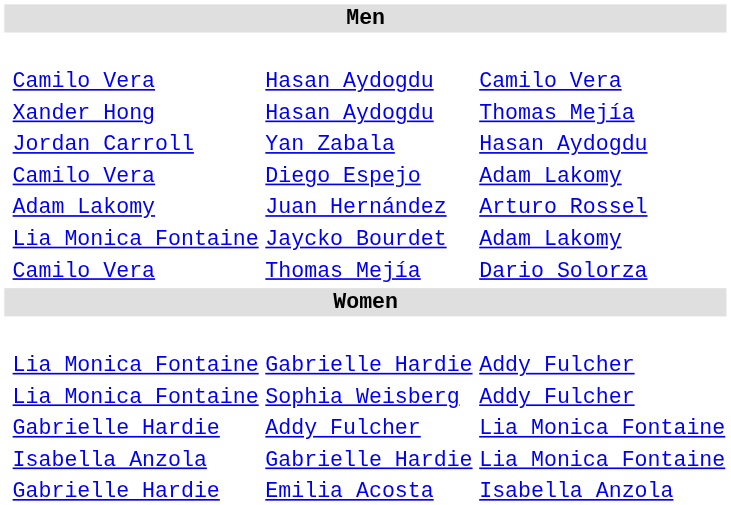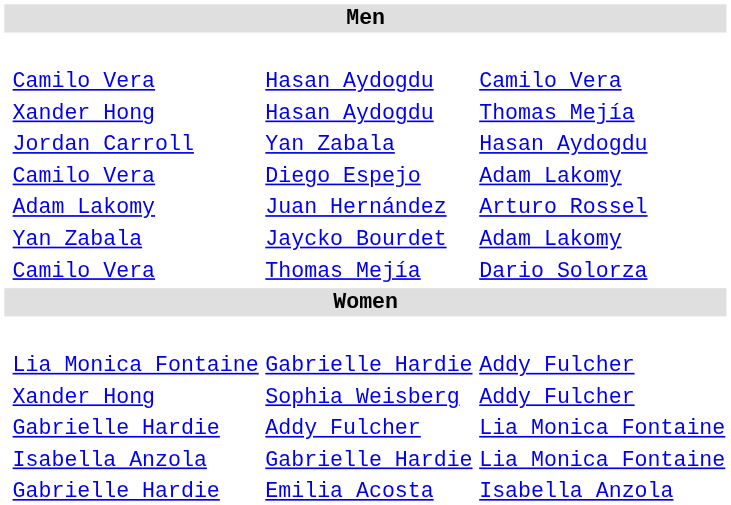(136, 239) Lia Monica Fontaine -> (77, 239) Yan Zabala
(136, 397) Lia Monica Fontaine -> (84, 397) Xander Hong
